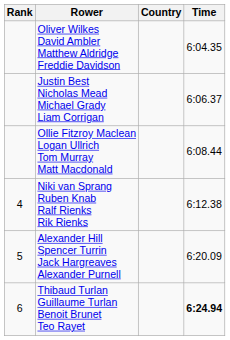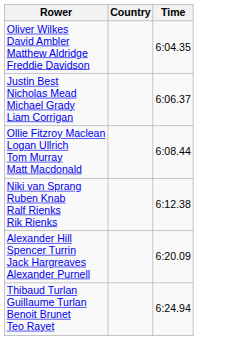- column: (20, 12)
(204, 309) bold -> (173, 309) normal
